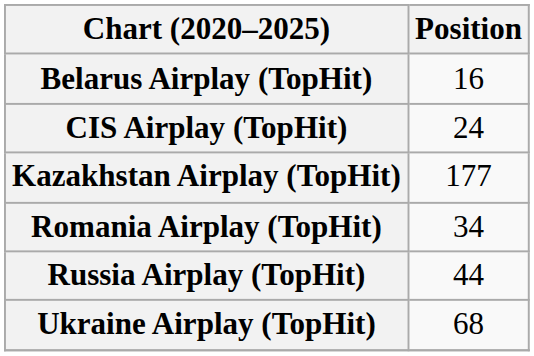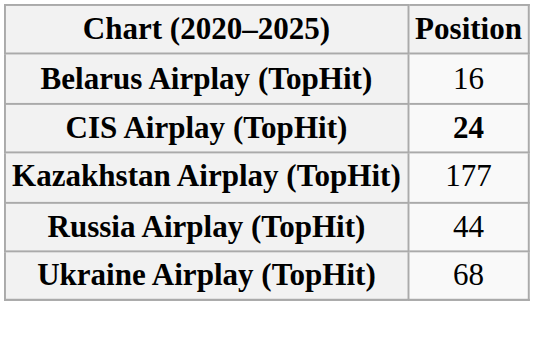(469, 127) normal -> (469, 127) bold
- row: (206, 226)
